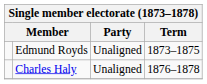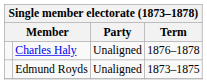rows swapped: (52, 50) <-> (46, 69)
